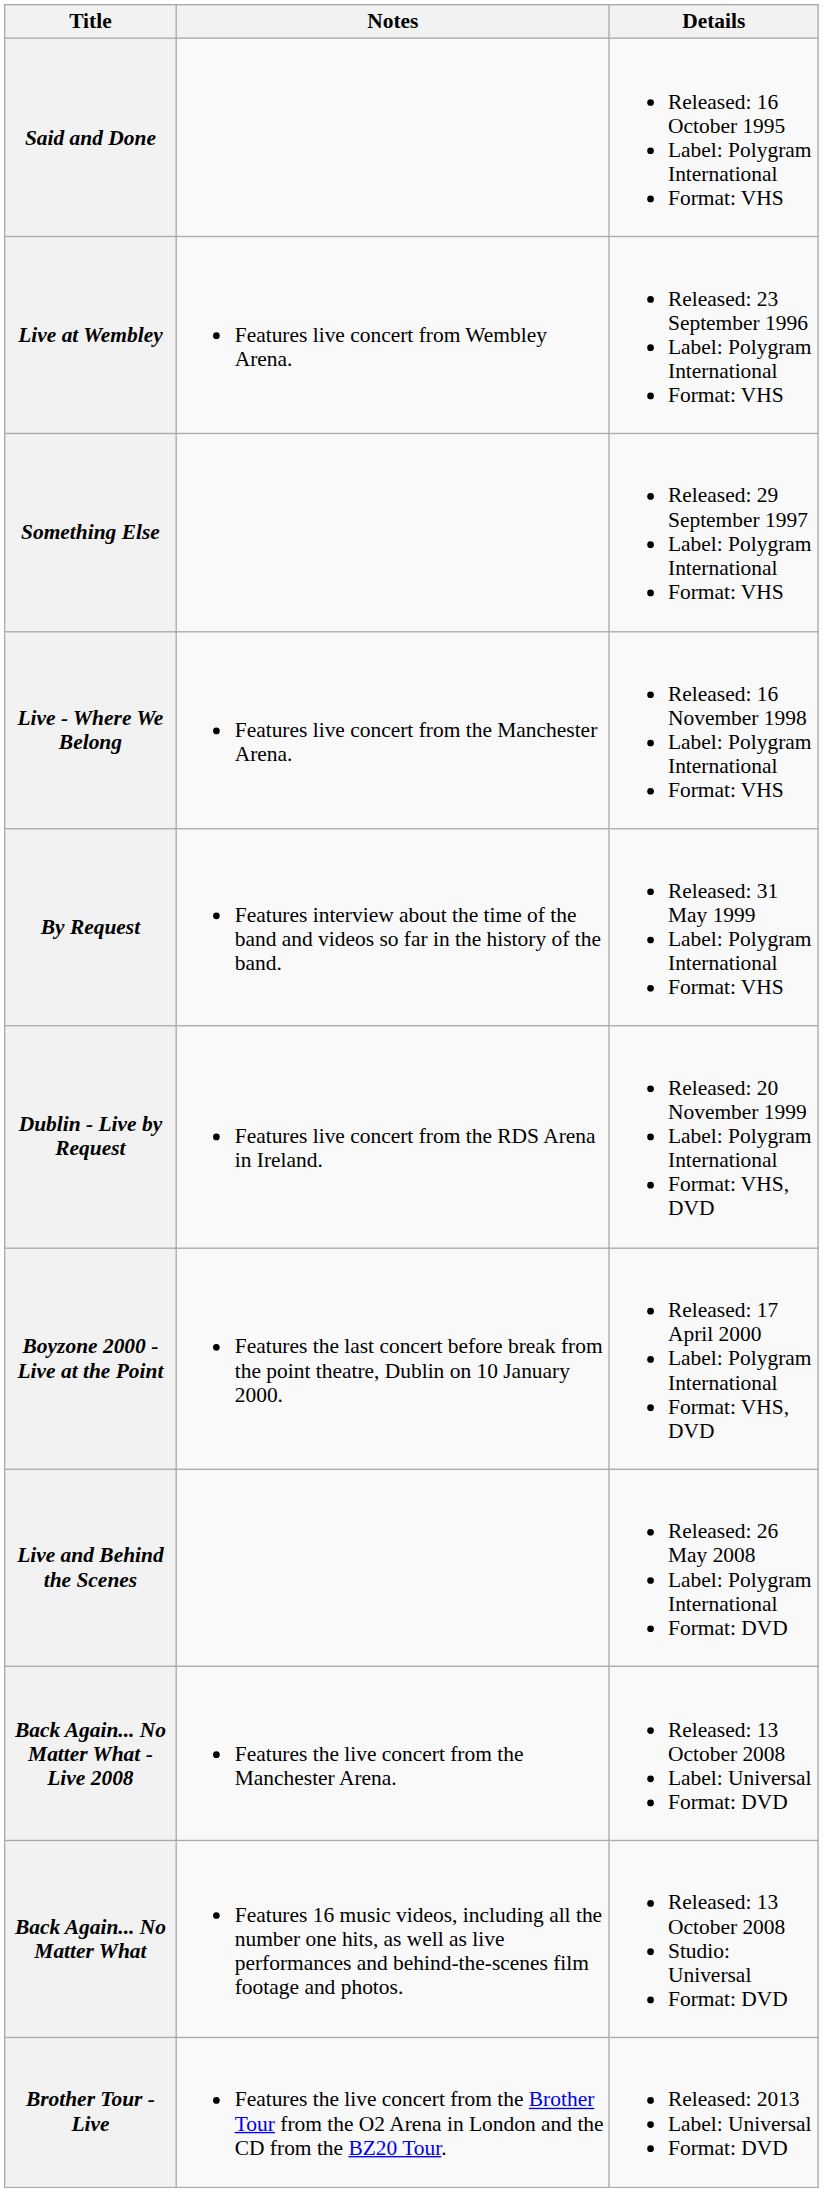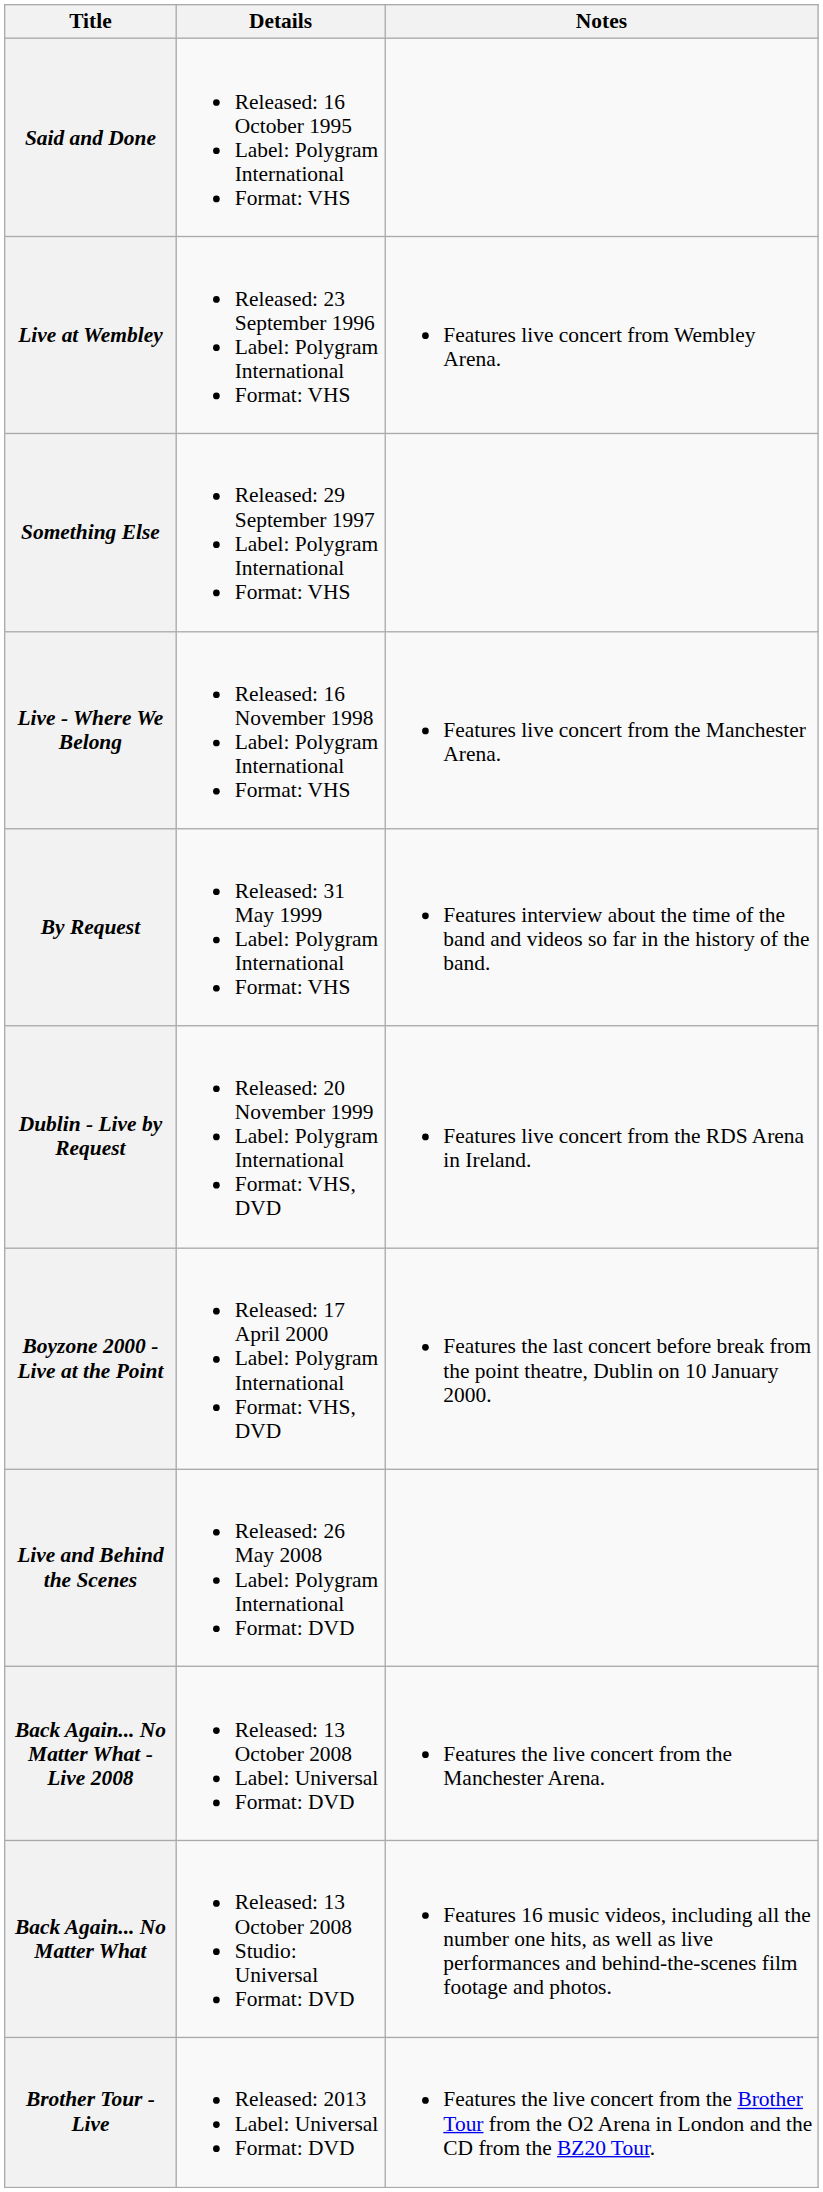columns swapped: (714, 21) <-> (393, 21)
